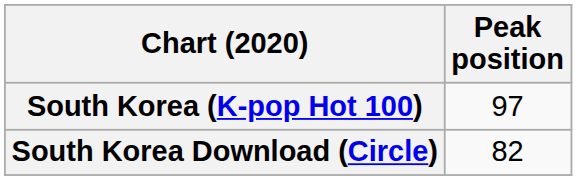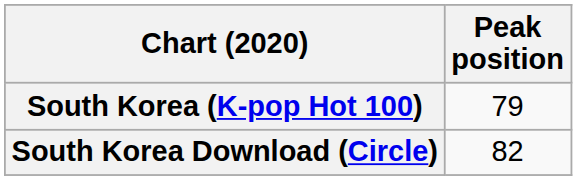(508, 105) 97 -> (508, 105) 79
